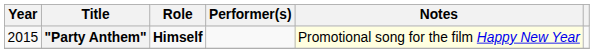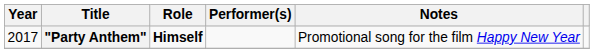(23, 37) 2015 -> (23, 37) 2017
(439, 37) lightyellow background -> (439, 37) no background
